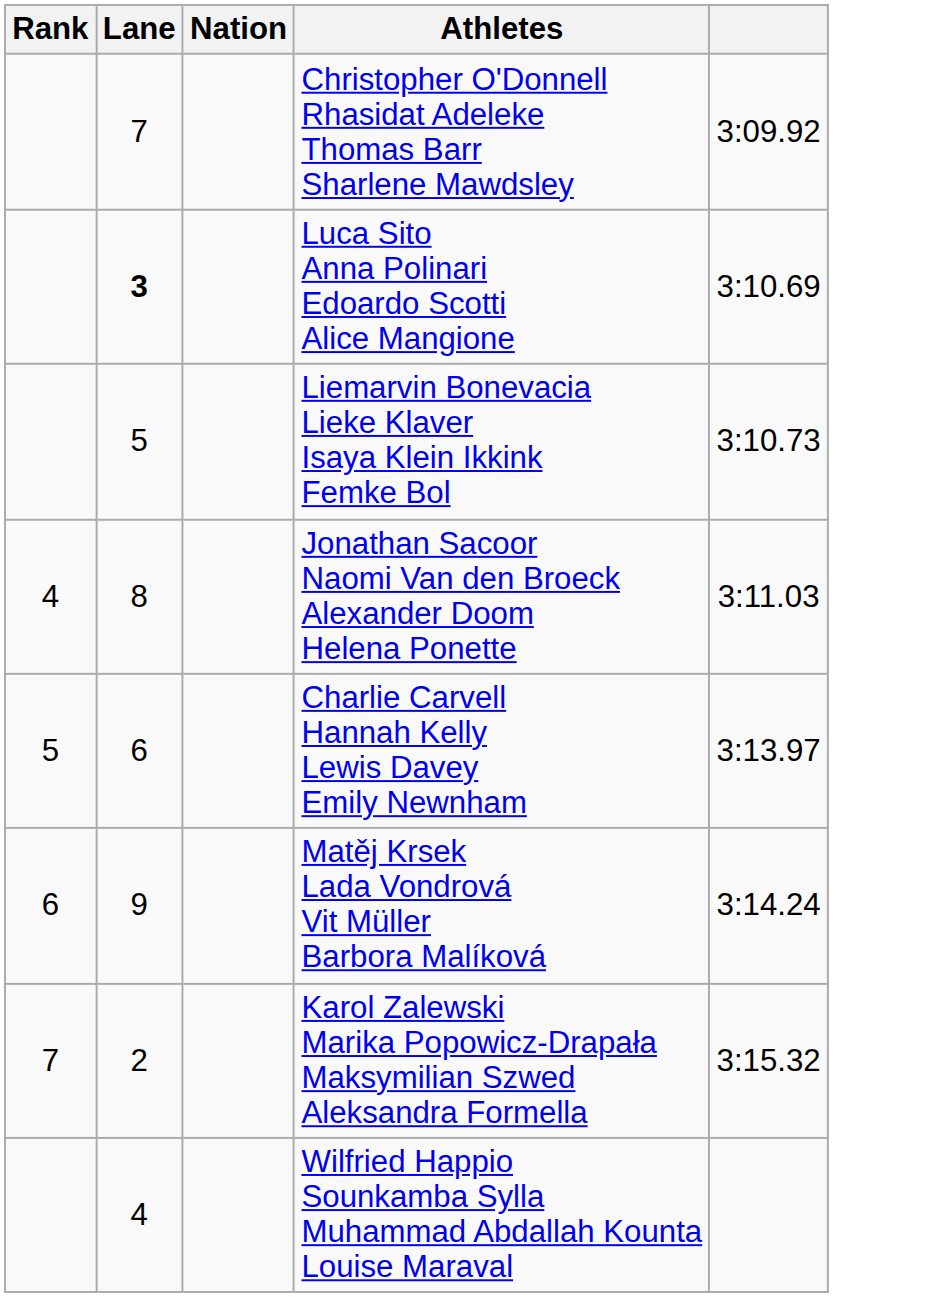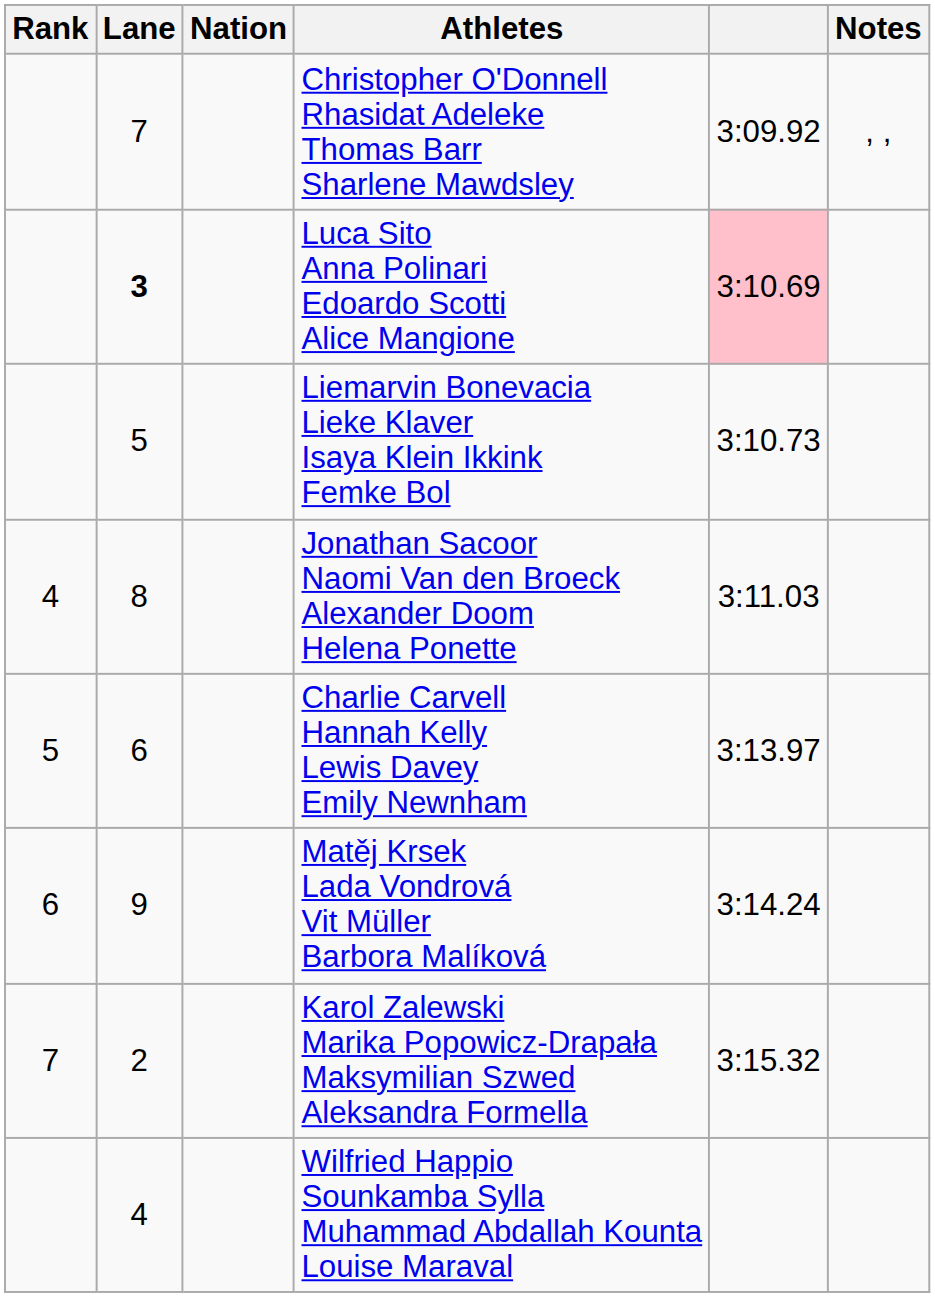+ column: (878, 29)
(769, 286) no background -> (769, 286) pink background
